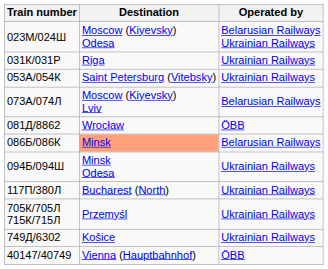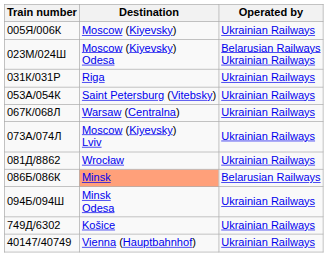+ row: (34, 30)
+ row: (34, 113)
(271, 101) Belarusian Railways -> (268, 136) Ukrainian Railways
(233, 125) ÖBB -> (268, 160) Ukrainian Railways
- row: (34, 190)
- row: (34, 214)
(233, 255) ÖBB -> (268, 243) Ukrainian Railways
